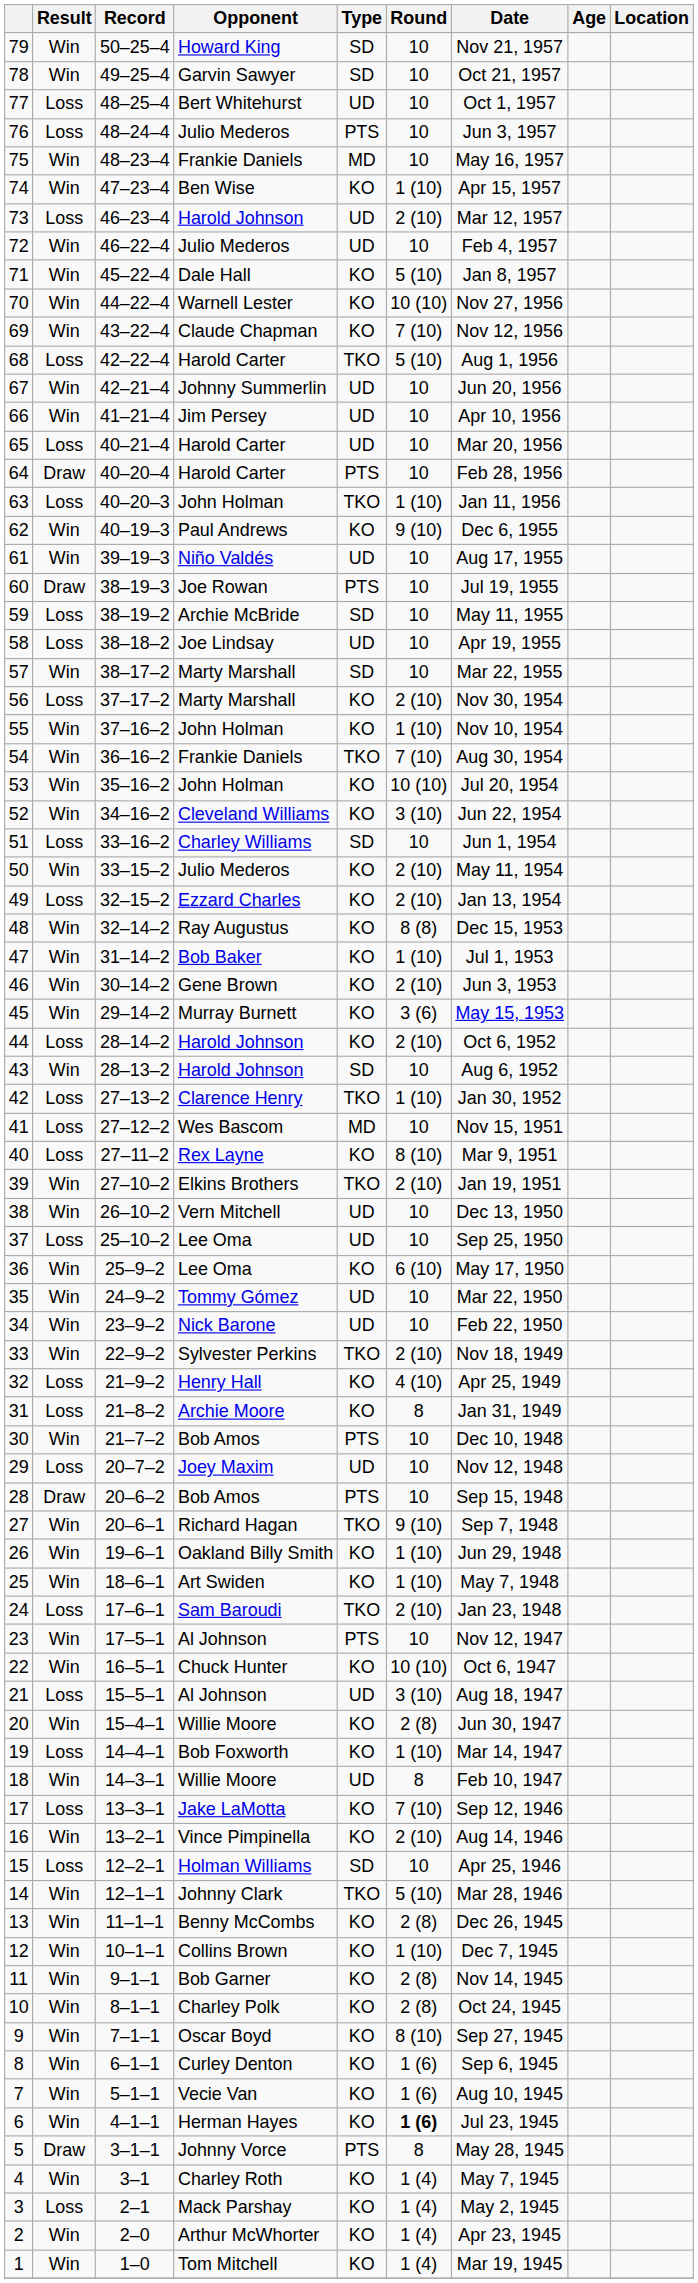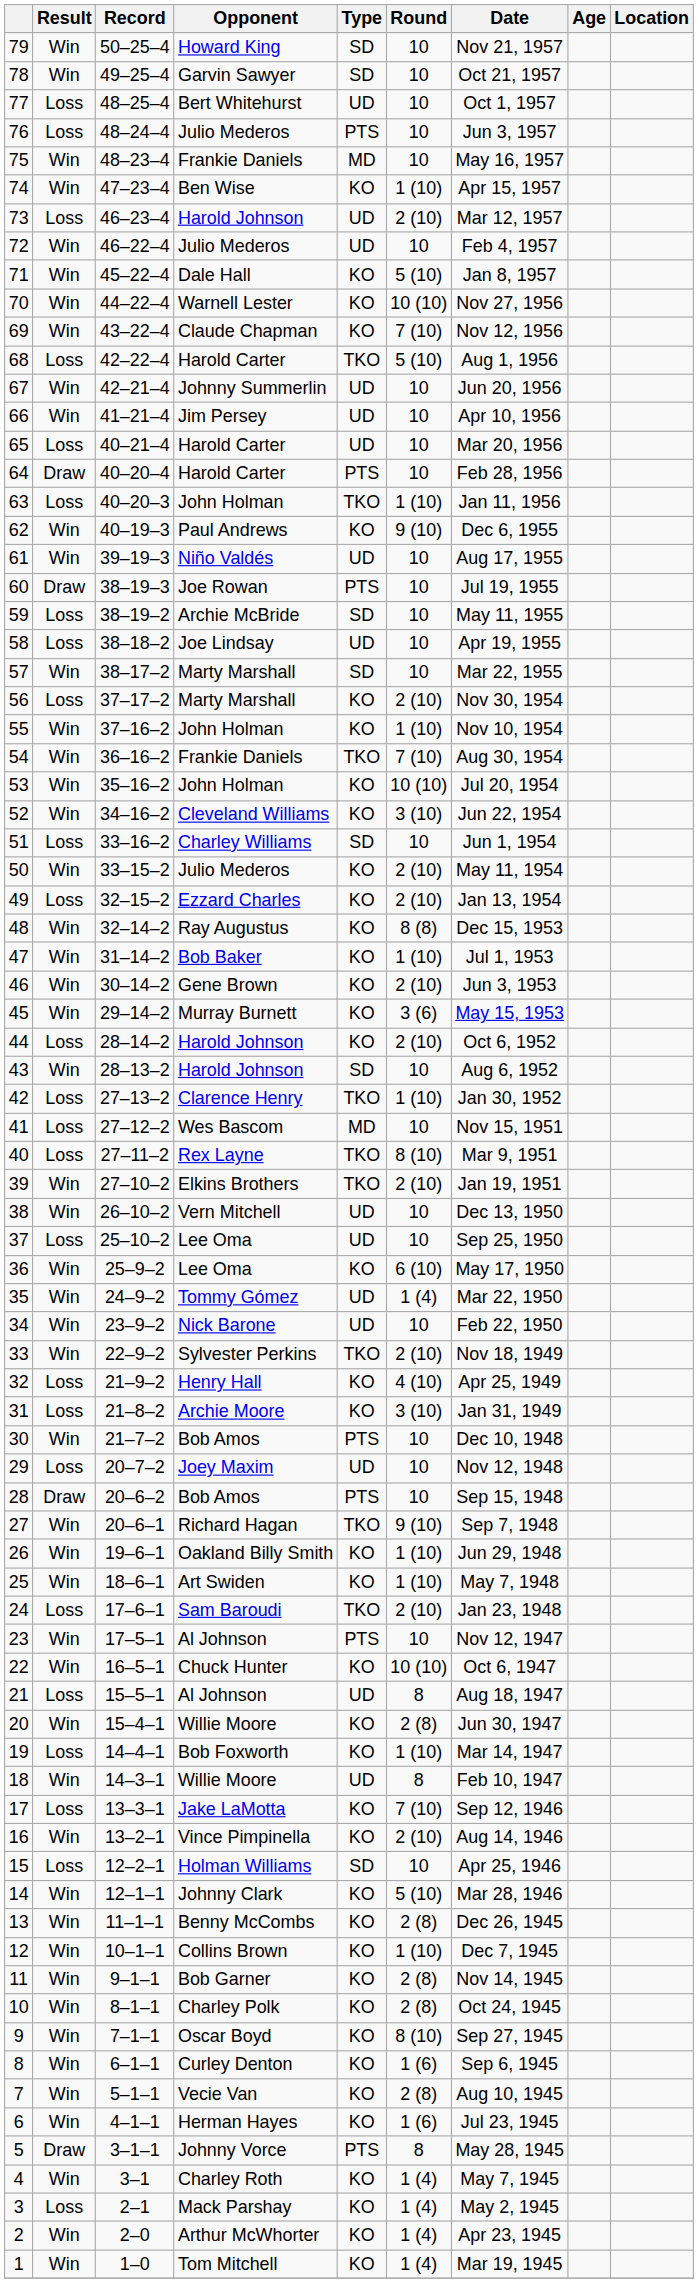(362, 1155) KO -> (362, 1155) TKO
(419, 1297) 10 -> (419, 1297) 1 (4)
(419, 1411) 8 -> (419, 1411) 3 (10)
(419, 1695) 3 (10) -> (419, 1695) 8
(362, 1894) TKO -> (362, 1894) KO
(419, 2093) 1 (6) -> (419, 2093) 2 (8)
(419, 2121) bold -> (419, 2121) normal
